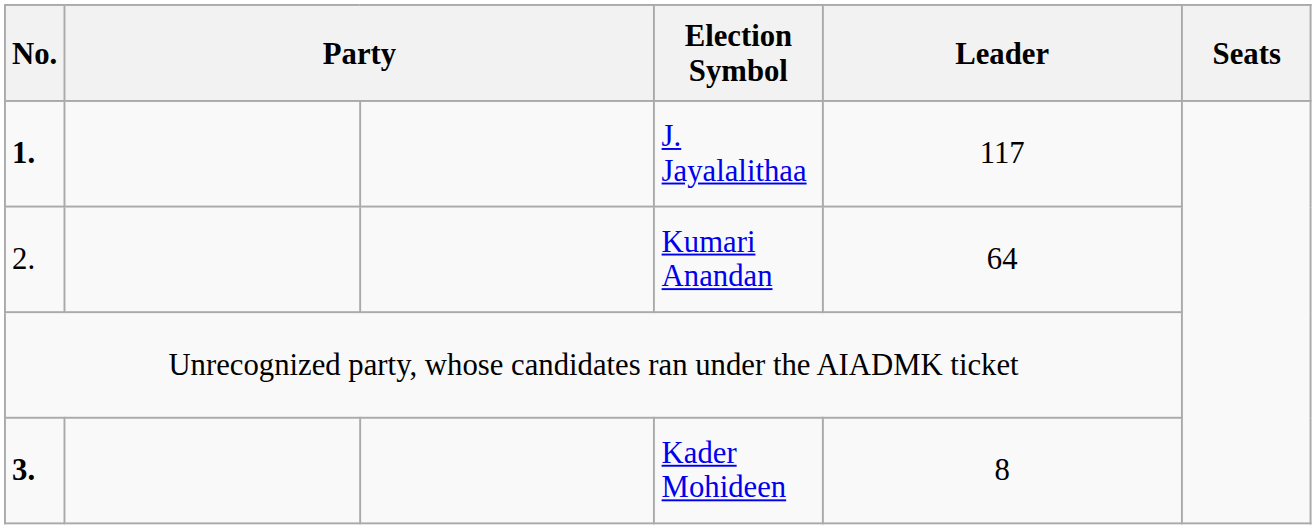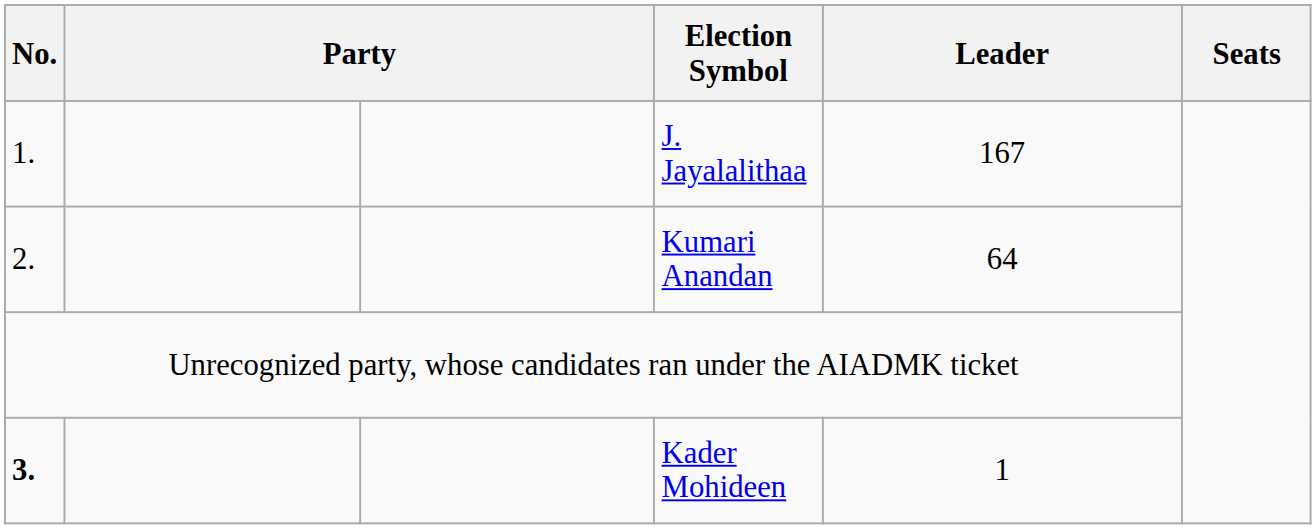(24, 153) bold -> (24, 153) normal
(1002, 153) 117 -> (1002, 153) 167
(1002, 470) 8 -> (1002, 470) 1
